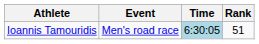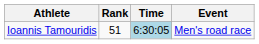columns swapped: (140, 13) <-> (238, 13)
